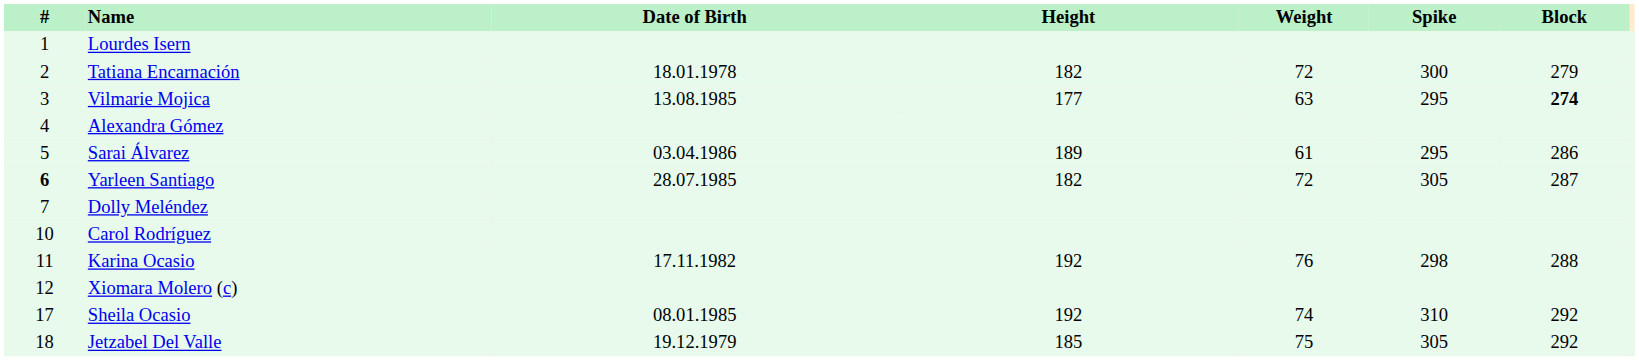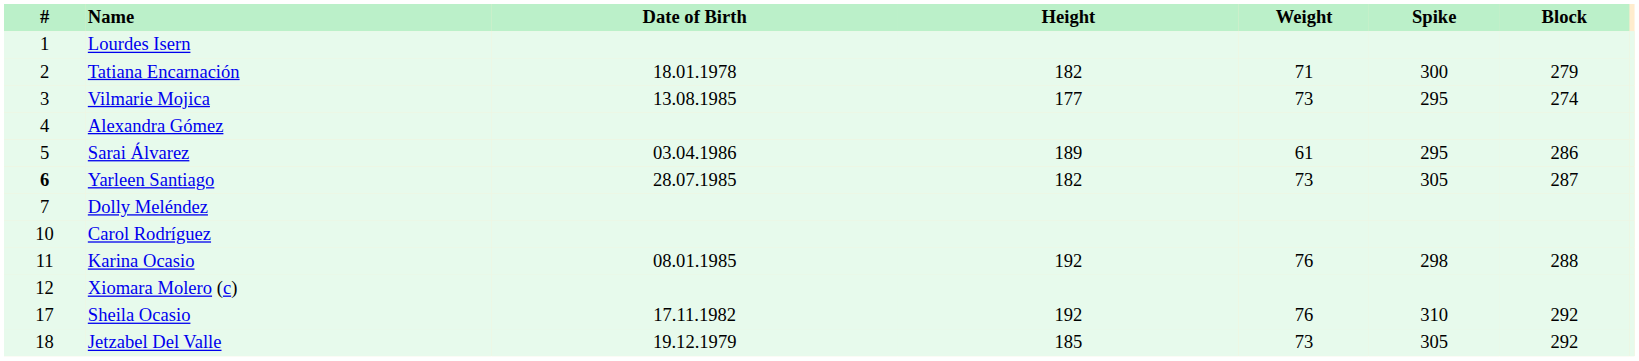(1304, 71) 72 -> (1304, 71) 71
(1304, 98) 63 -> (1304, 98) 73
(1564, 98) bold -> (1564, 98) normal
(1304, 179) 72 -> (1304, 179) 73
(695, 261) 17.11.1982 -> (695, 261) 08.01.1985
(695, 315) 08.01.1985 -> (695, 315) 17.11.1982
(1304, 315) 74 -> (1304, 315) 76
(1304, 342) 75 -> (1304, 342) 73
